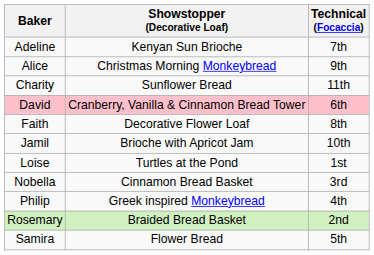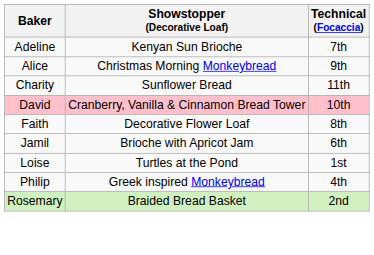(339, 104) 6th -> (339, 104) 10th
(339, 143) 10th -> (339, 143) 6th
- row: (35, 182)
- row: (35, 239)
